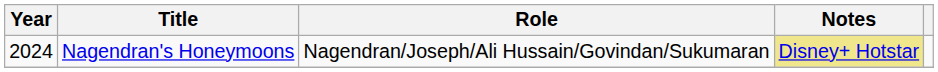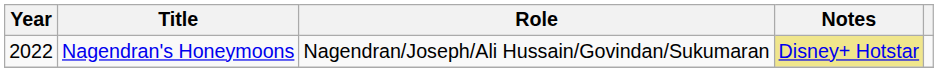(31, 51) 2024 -> (31, 51) 2022
